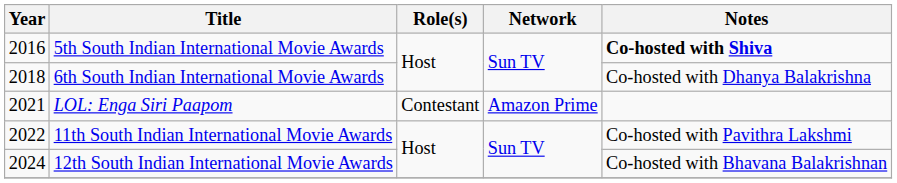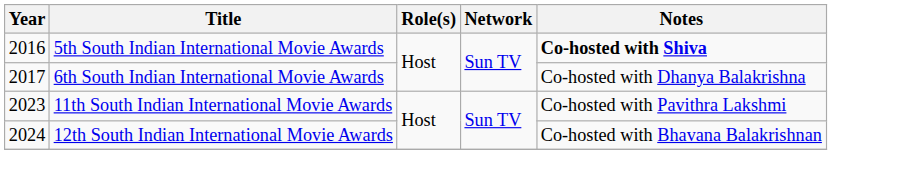(27, 76) 2018 -> (27, 76) 2017
- row: (143, 105)
(27, 134) 2022 -> (27, 105) 2023
